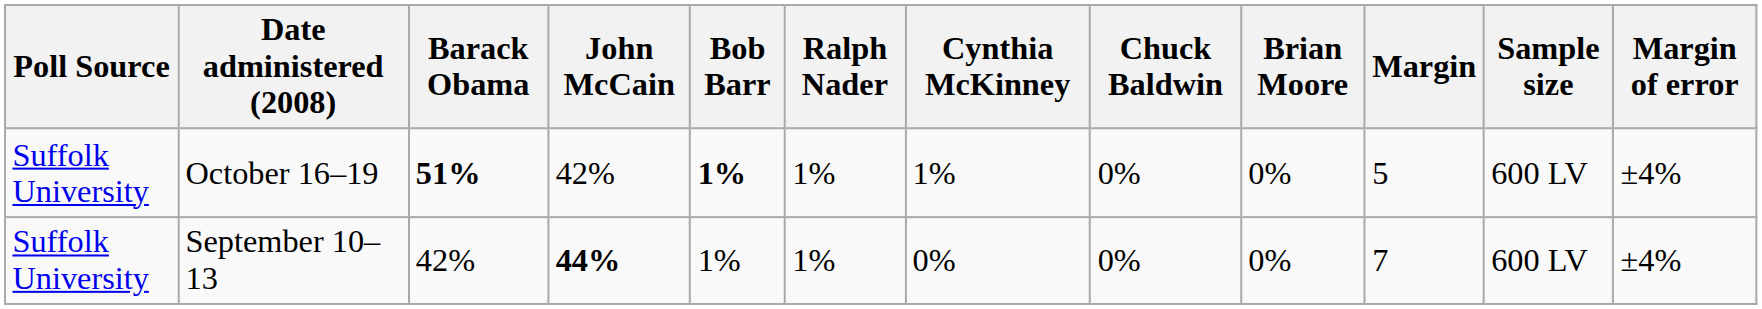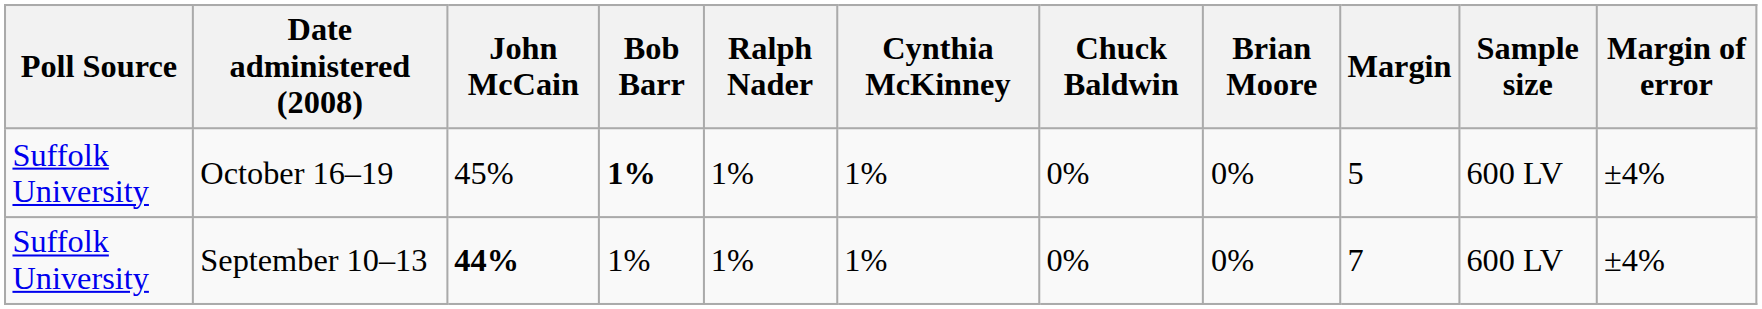- column: (478, 66)
(585, 172) 42% -> (484, 172) 45%
(934, 259) 0% -> (866, 259) 1%
